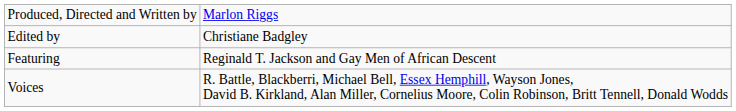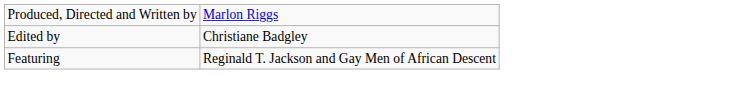- row: (26, 87)
